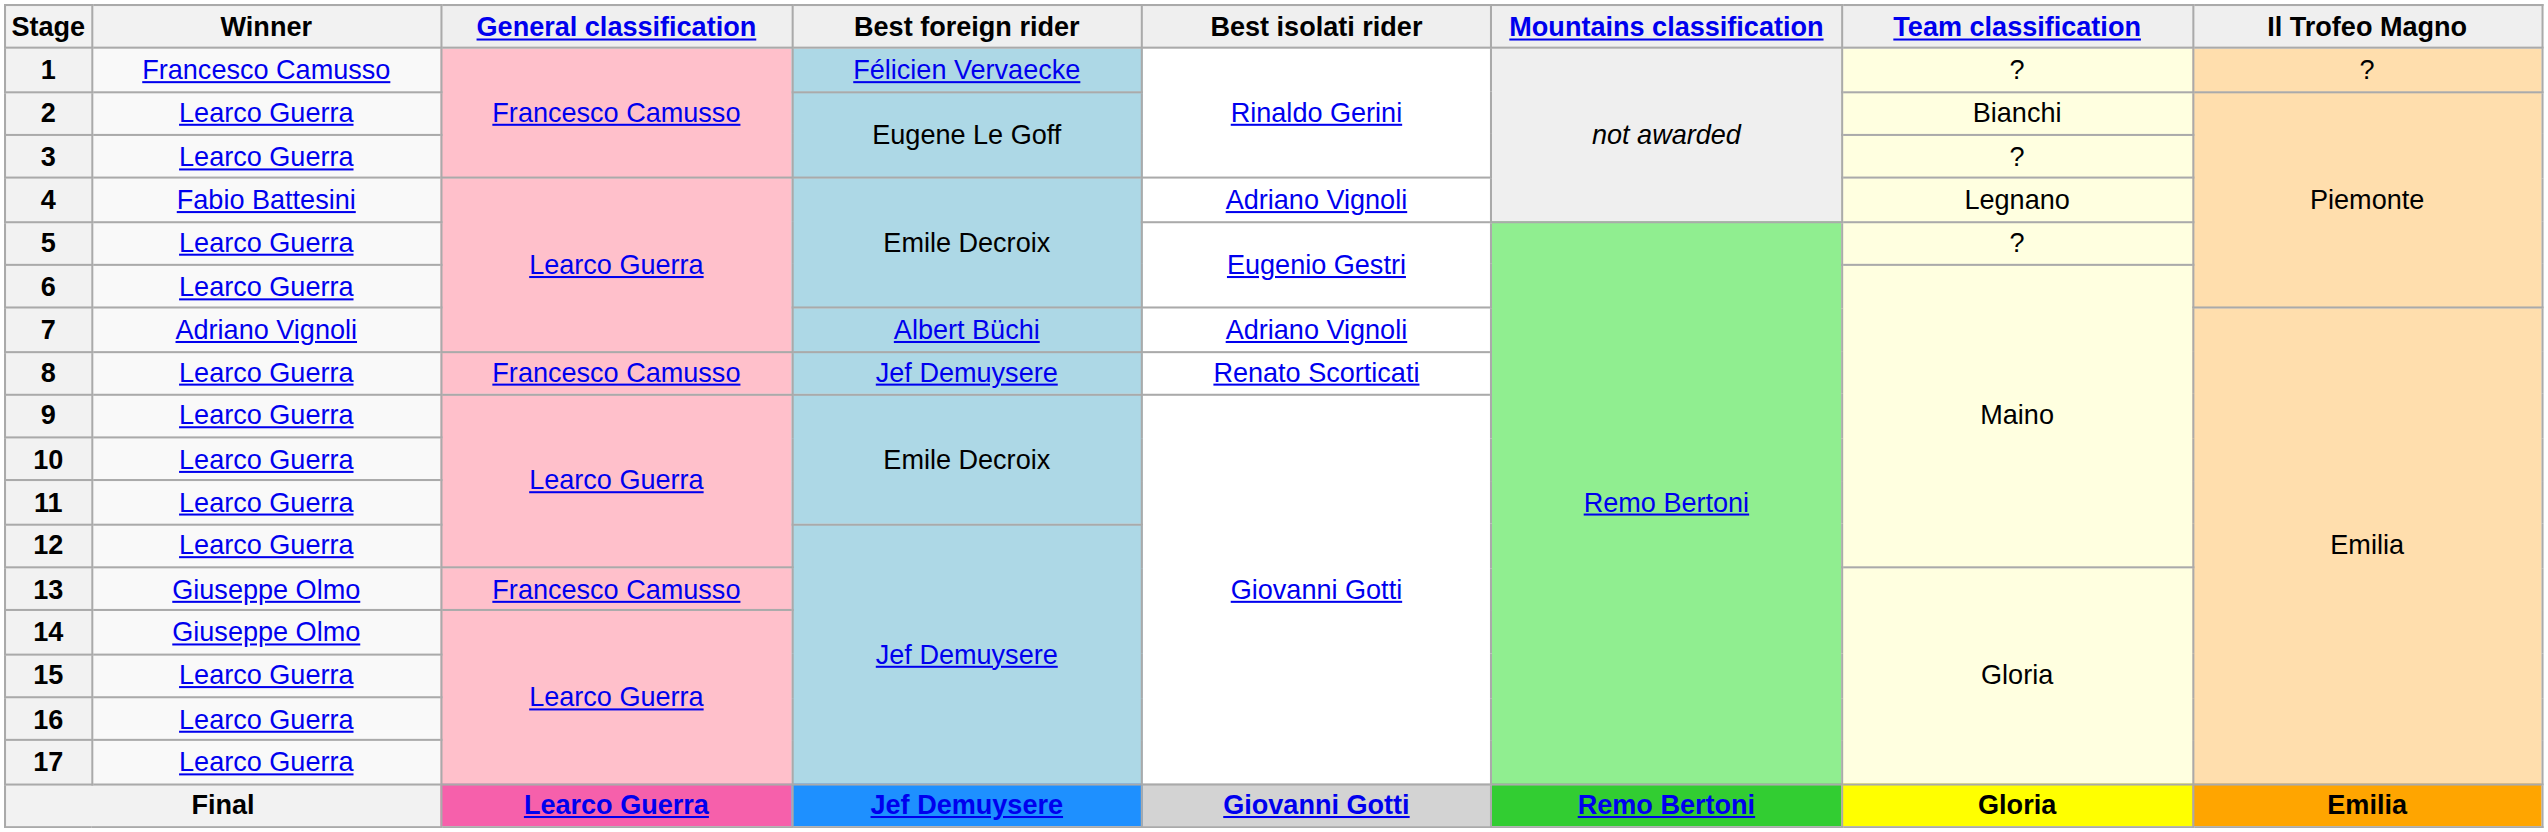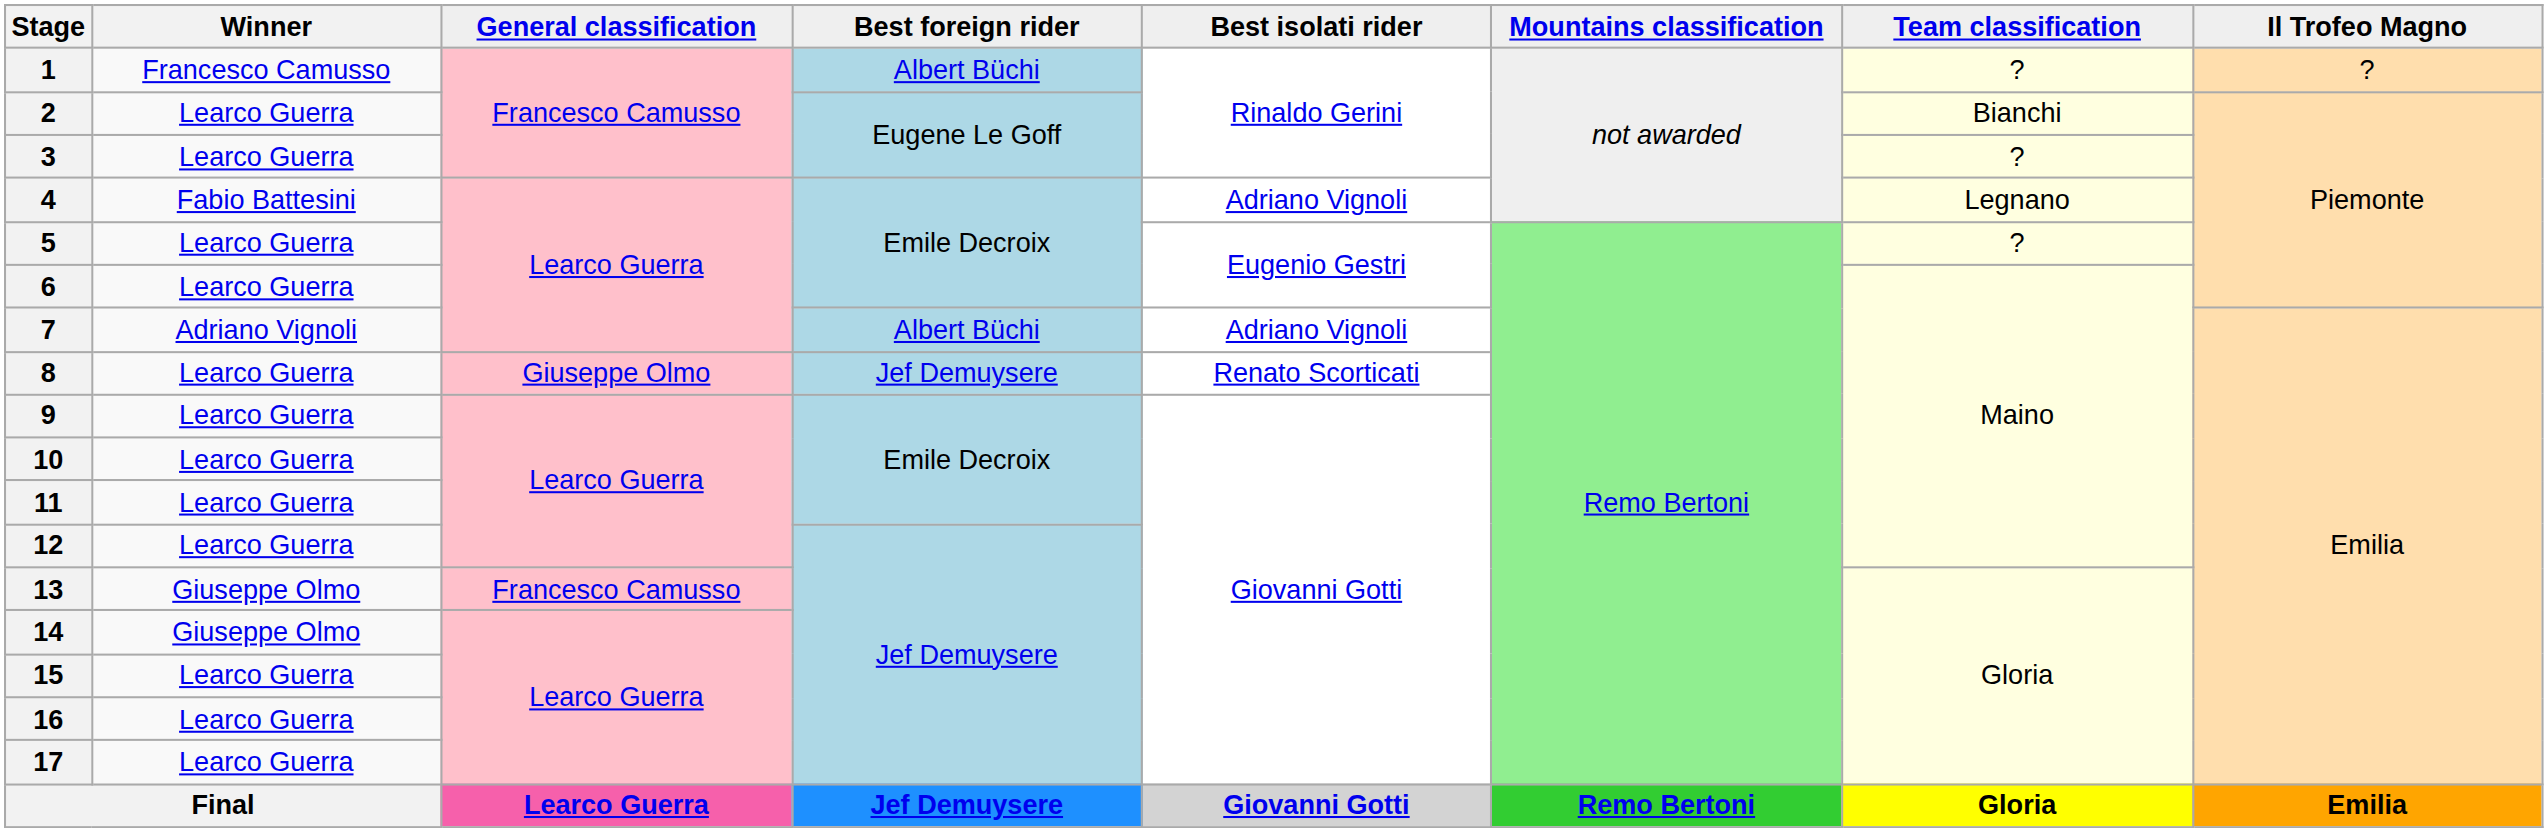(967, 70) Félicien Vervaecke -> (967, 70) Albert Büchi
(616, 373) Francesco Camusso -> (616, 373) Giuseppe Olmo
